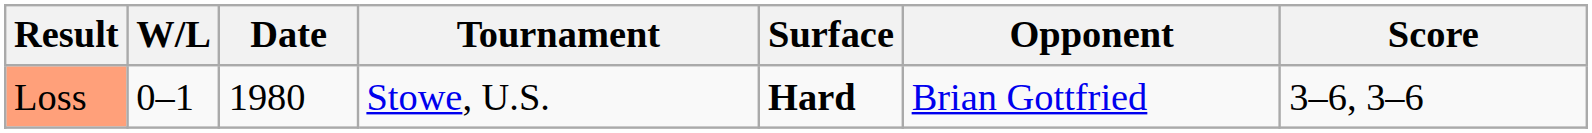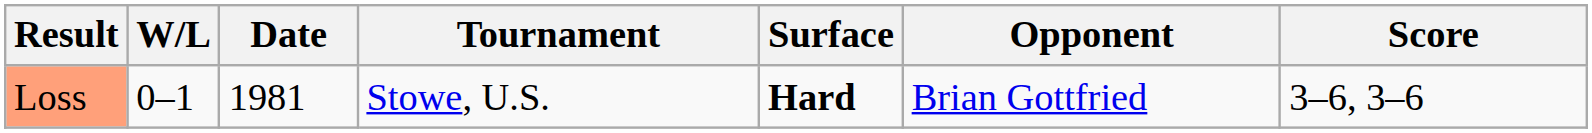(267, 95) 1980 -> (267, 95) 1981
